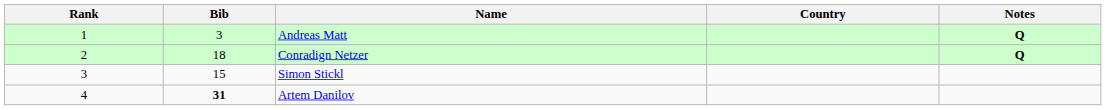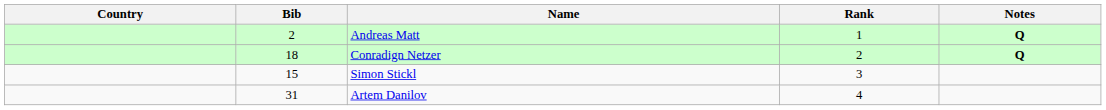columns swapped: (84, 14) <-> (823, 14)
(219, 34) 3 -> (292, 34) 2
(219, 94) bold -> (292, 94) normal
